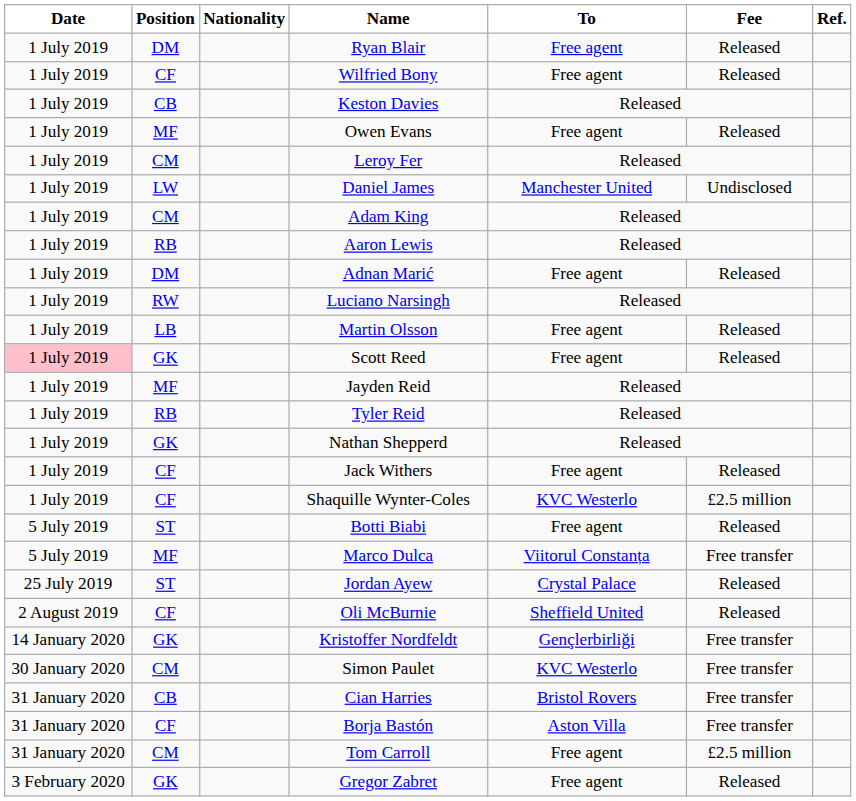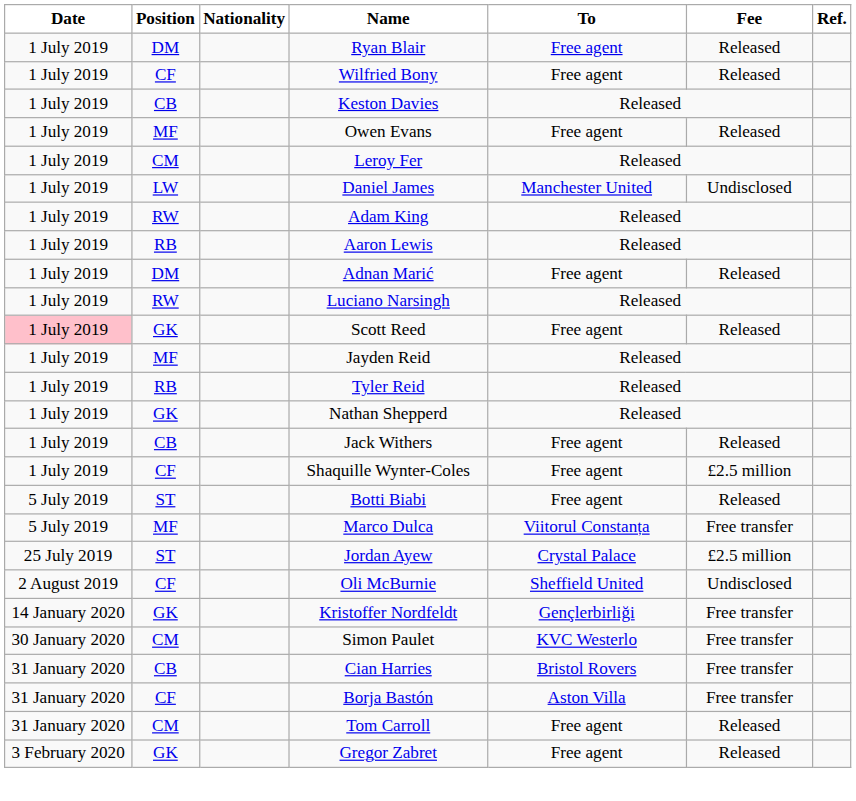(165, 216) CM -> (165, 216) RW
- row: (388, 329)
(165, 471) CF -> (165, 442) CB
(587, 499) KVC Westerlo -> (587, 471) Free agent
(749, 584) Released -> (749, 556) £2.5 million
(749, 612) Released -> (749, 584) Undisclosed
(749, 753) £2.5 million -> (749, 725) Released
